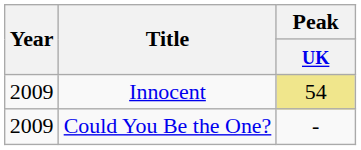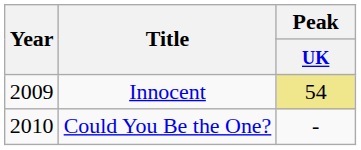(32, 126) 2009 -> (32, 126) 2010
